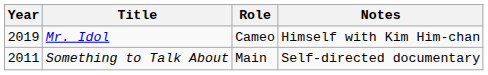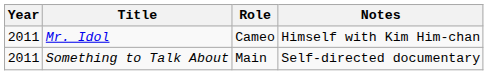(24, 37) 2019 -> (24, 37) 2011
